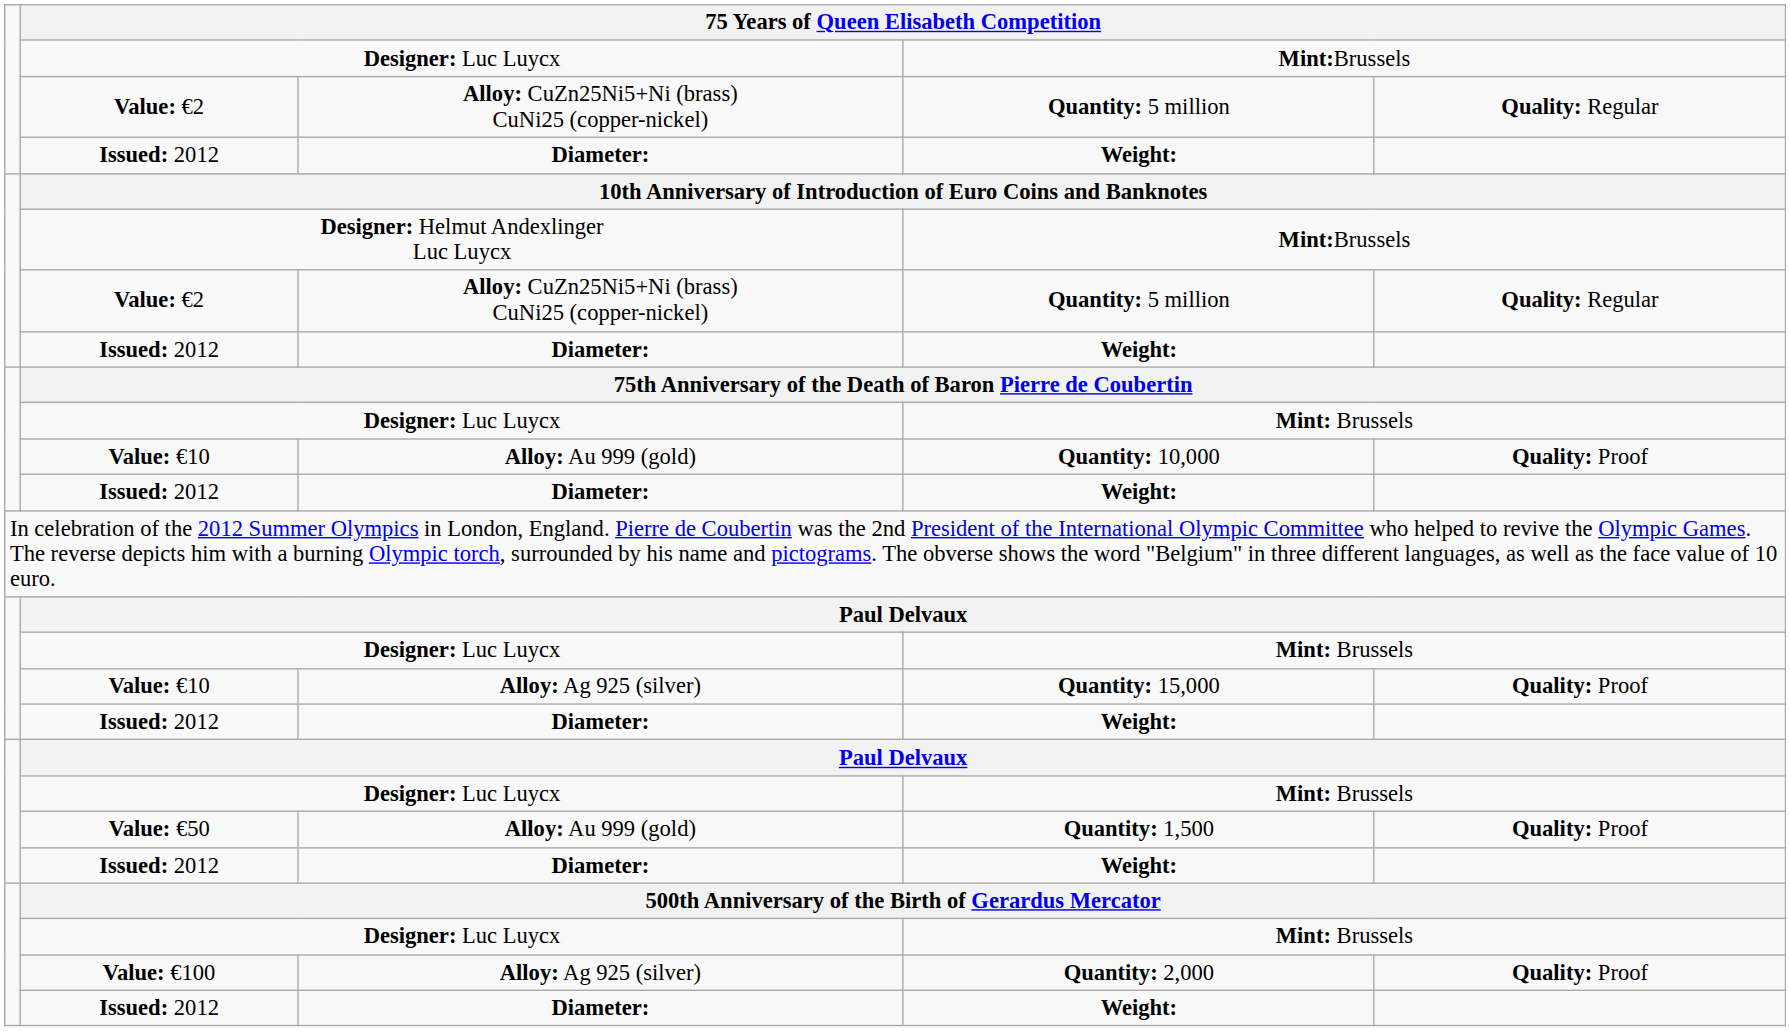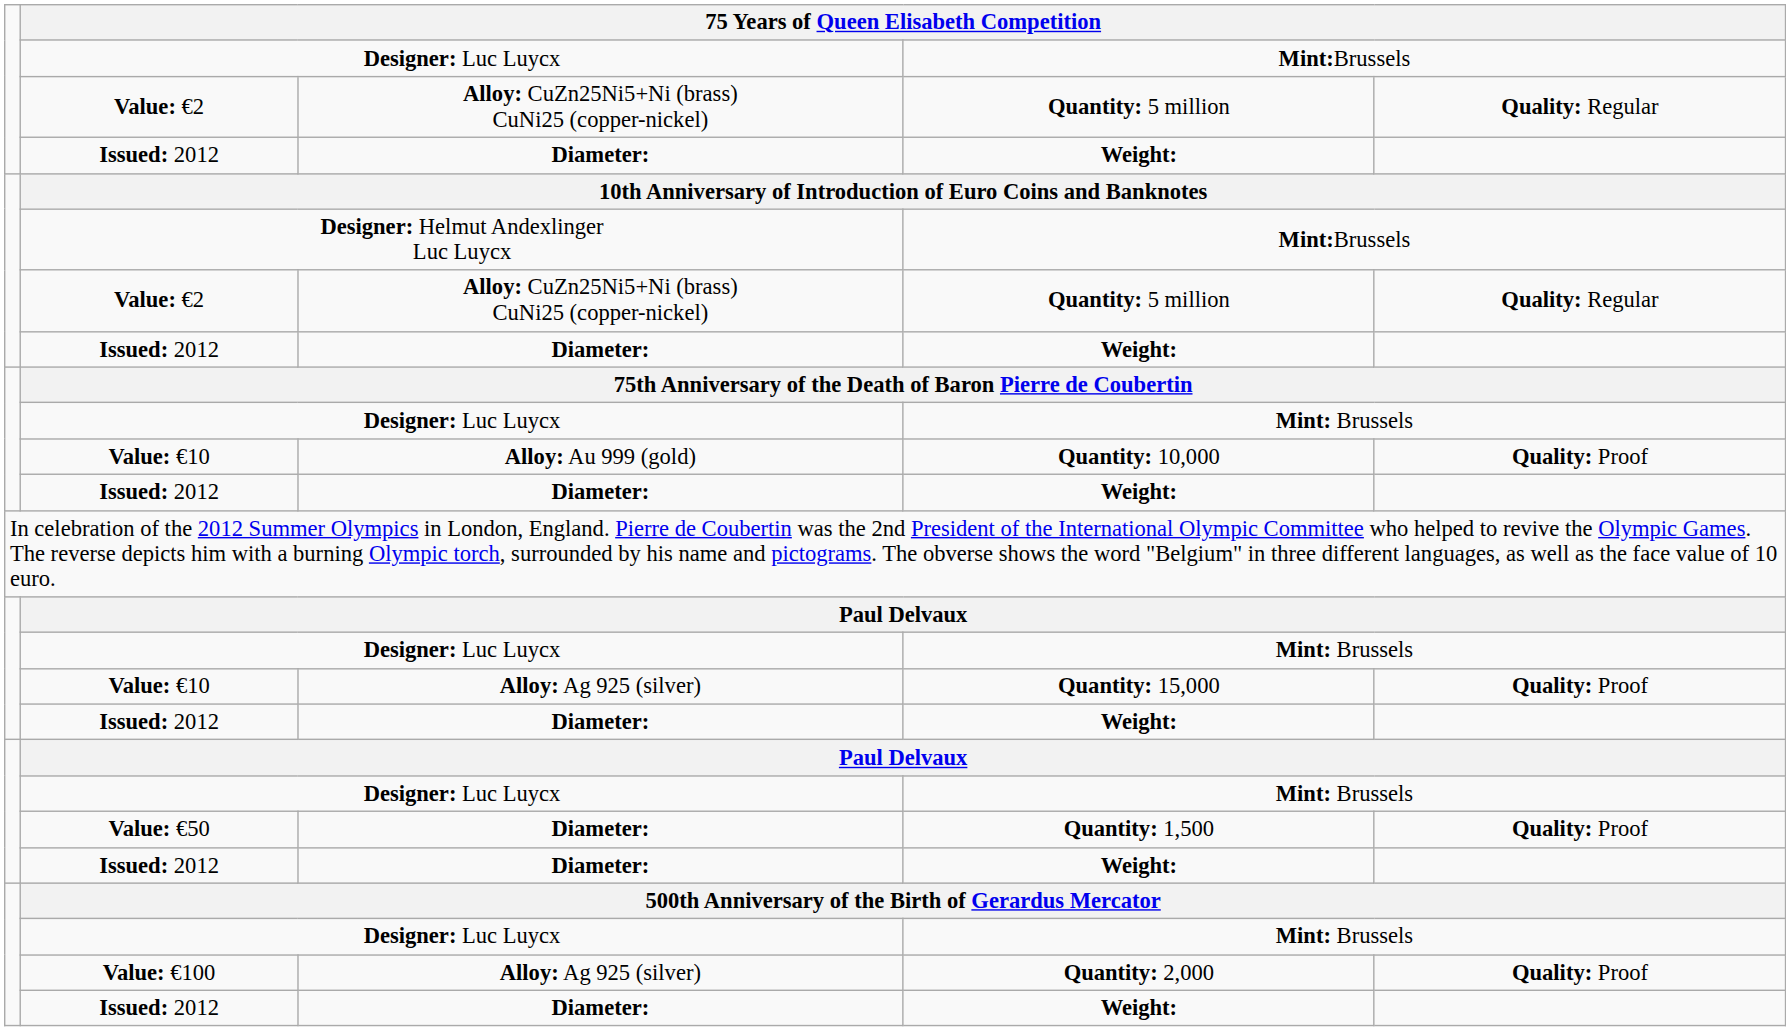(600, 829) Alloy: Au 999 (gold) -> (600, 829) Diameter:
